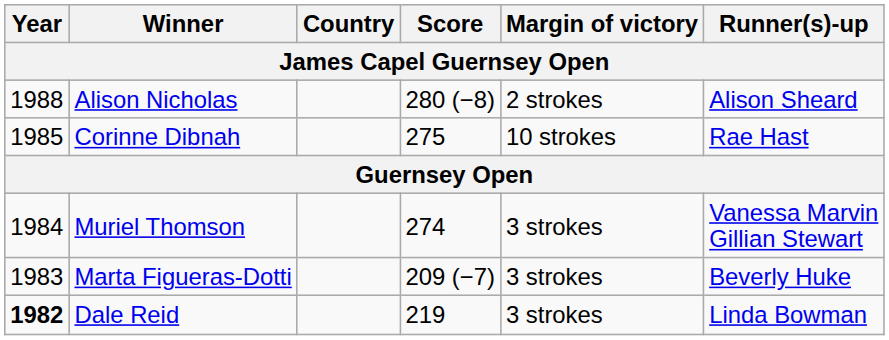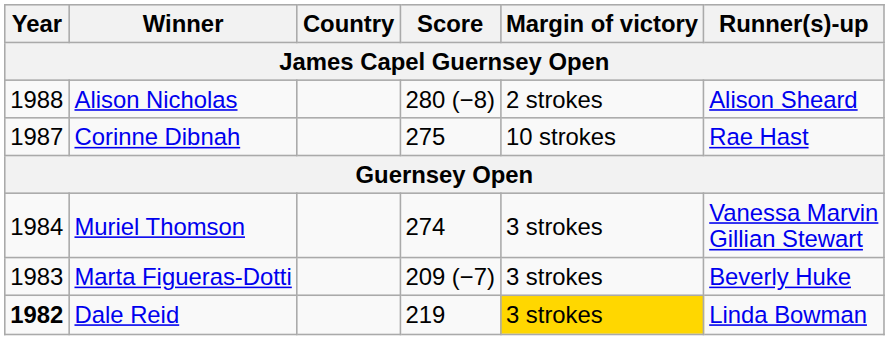(37, 137) 1985 -> (37, 137) 1987
(554, 315) no background -> (554, 315) gold background
